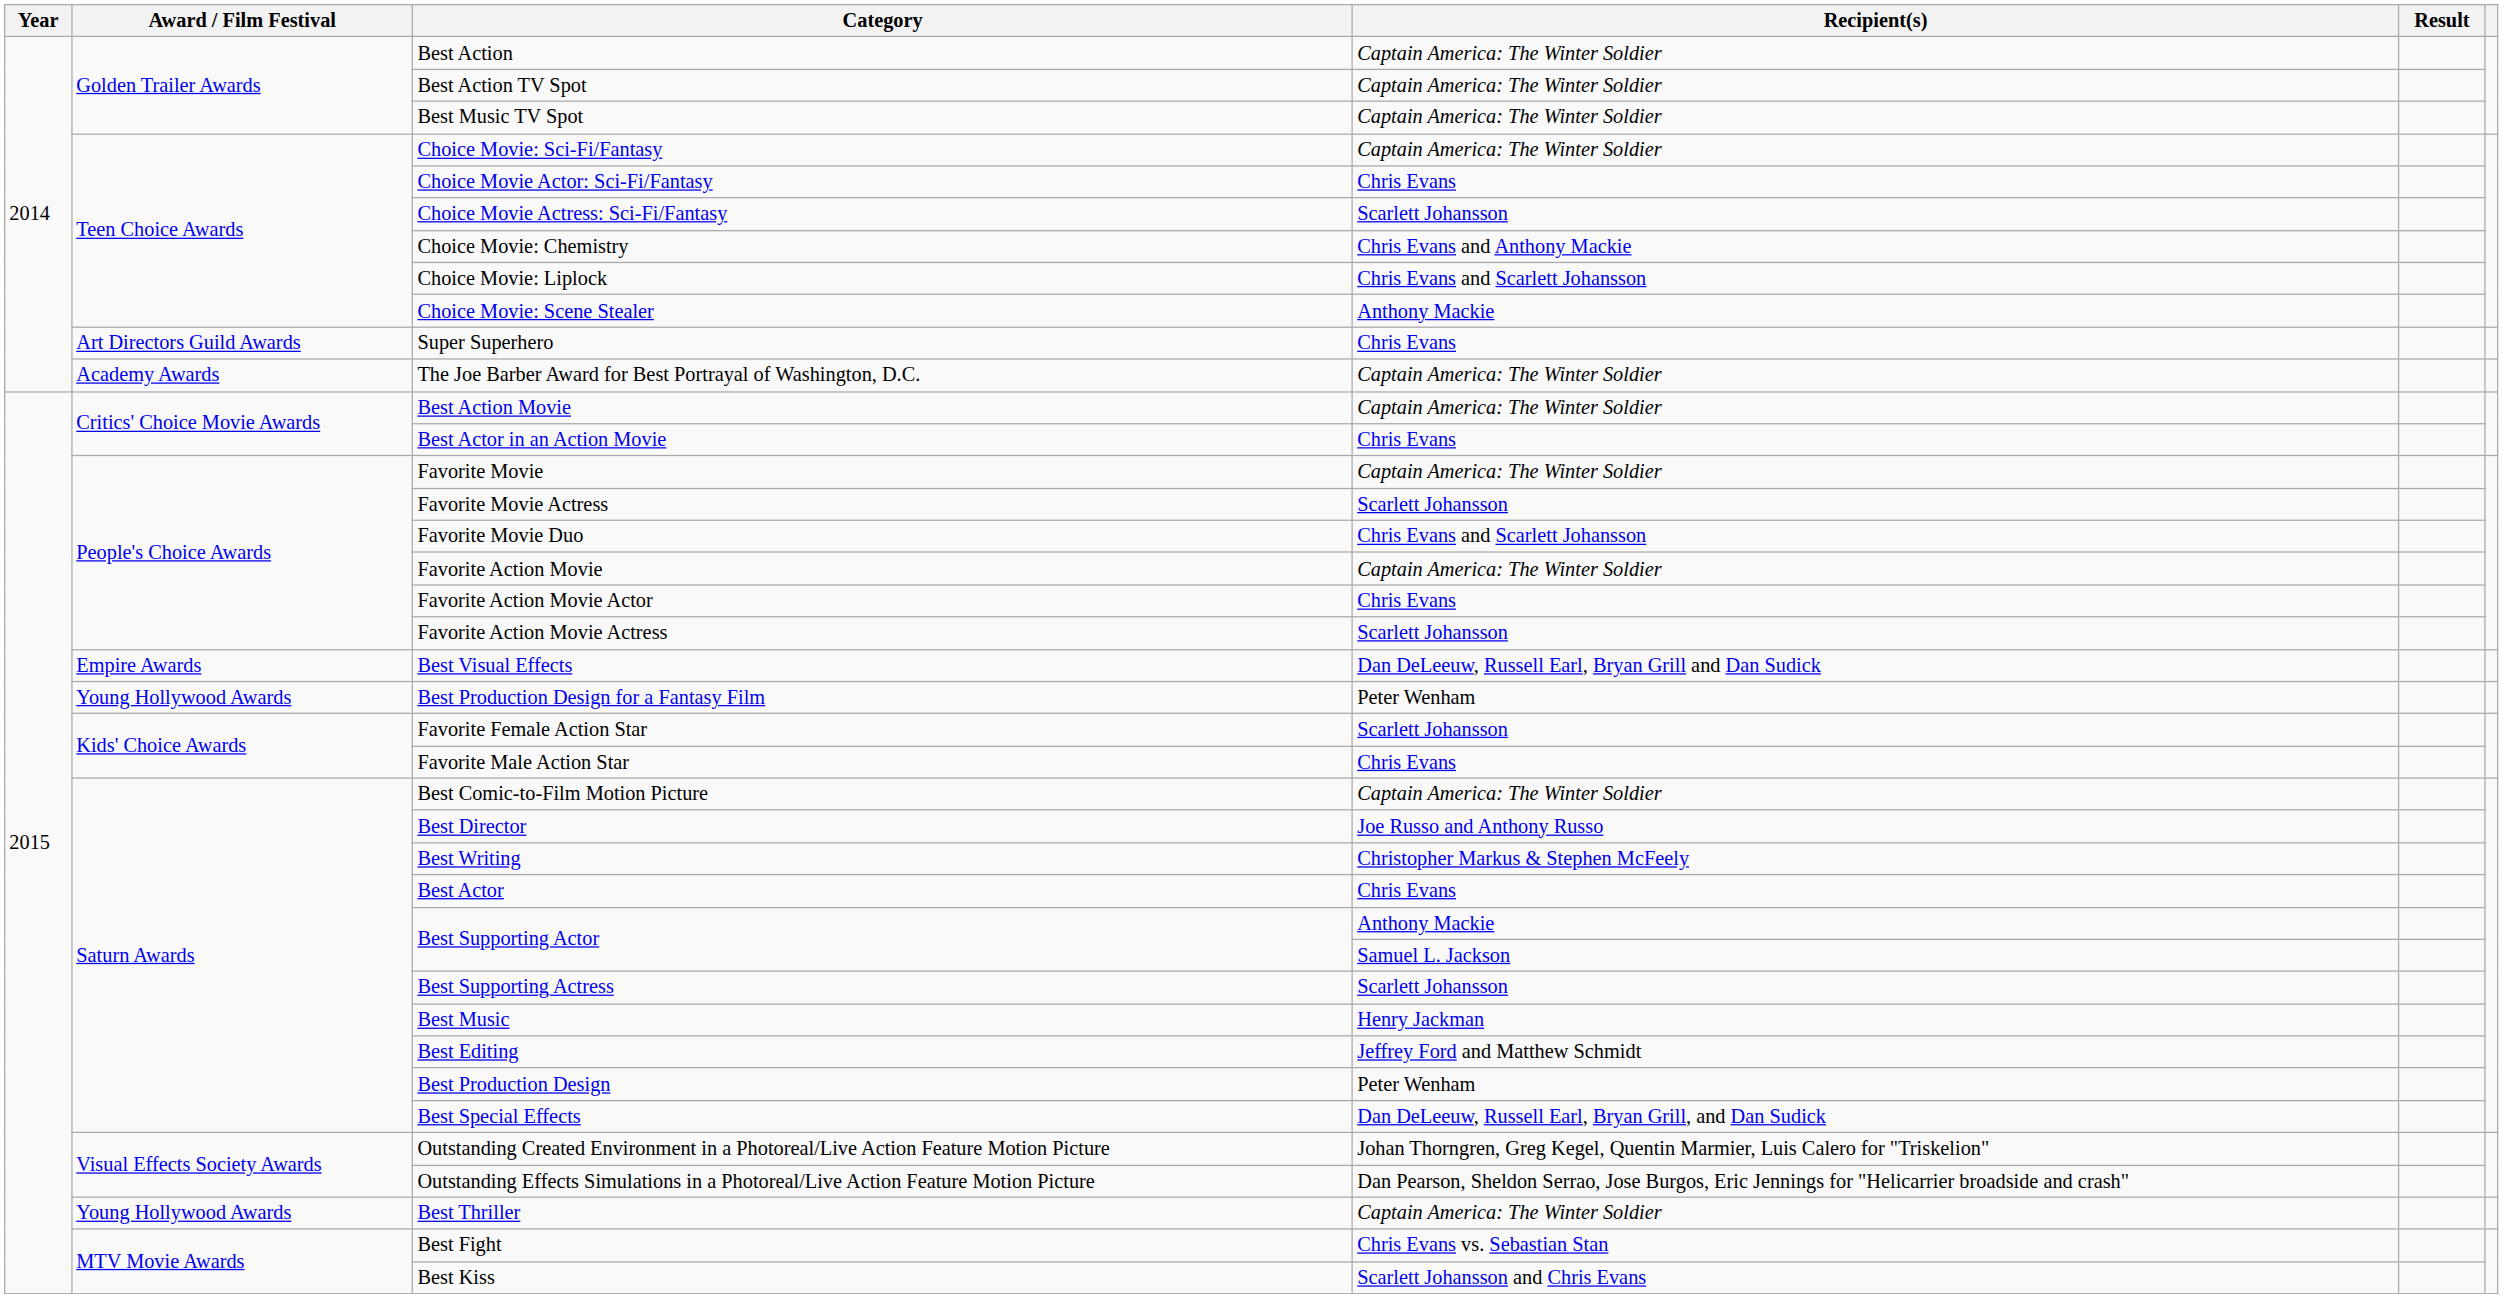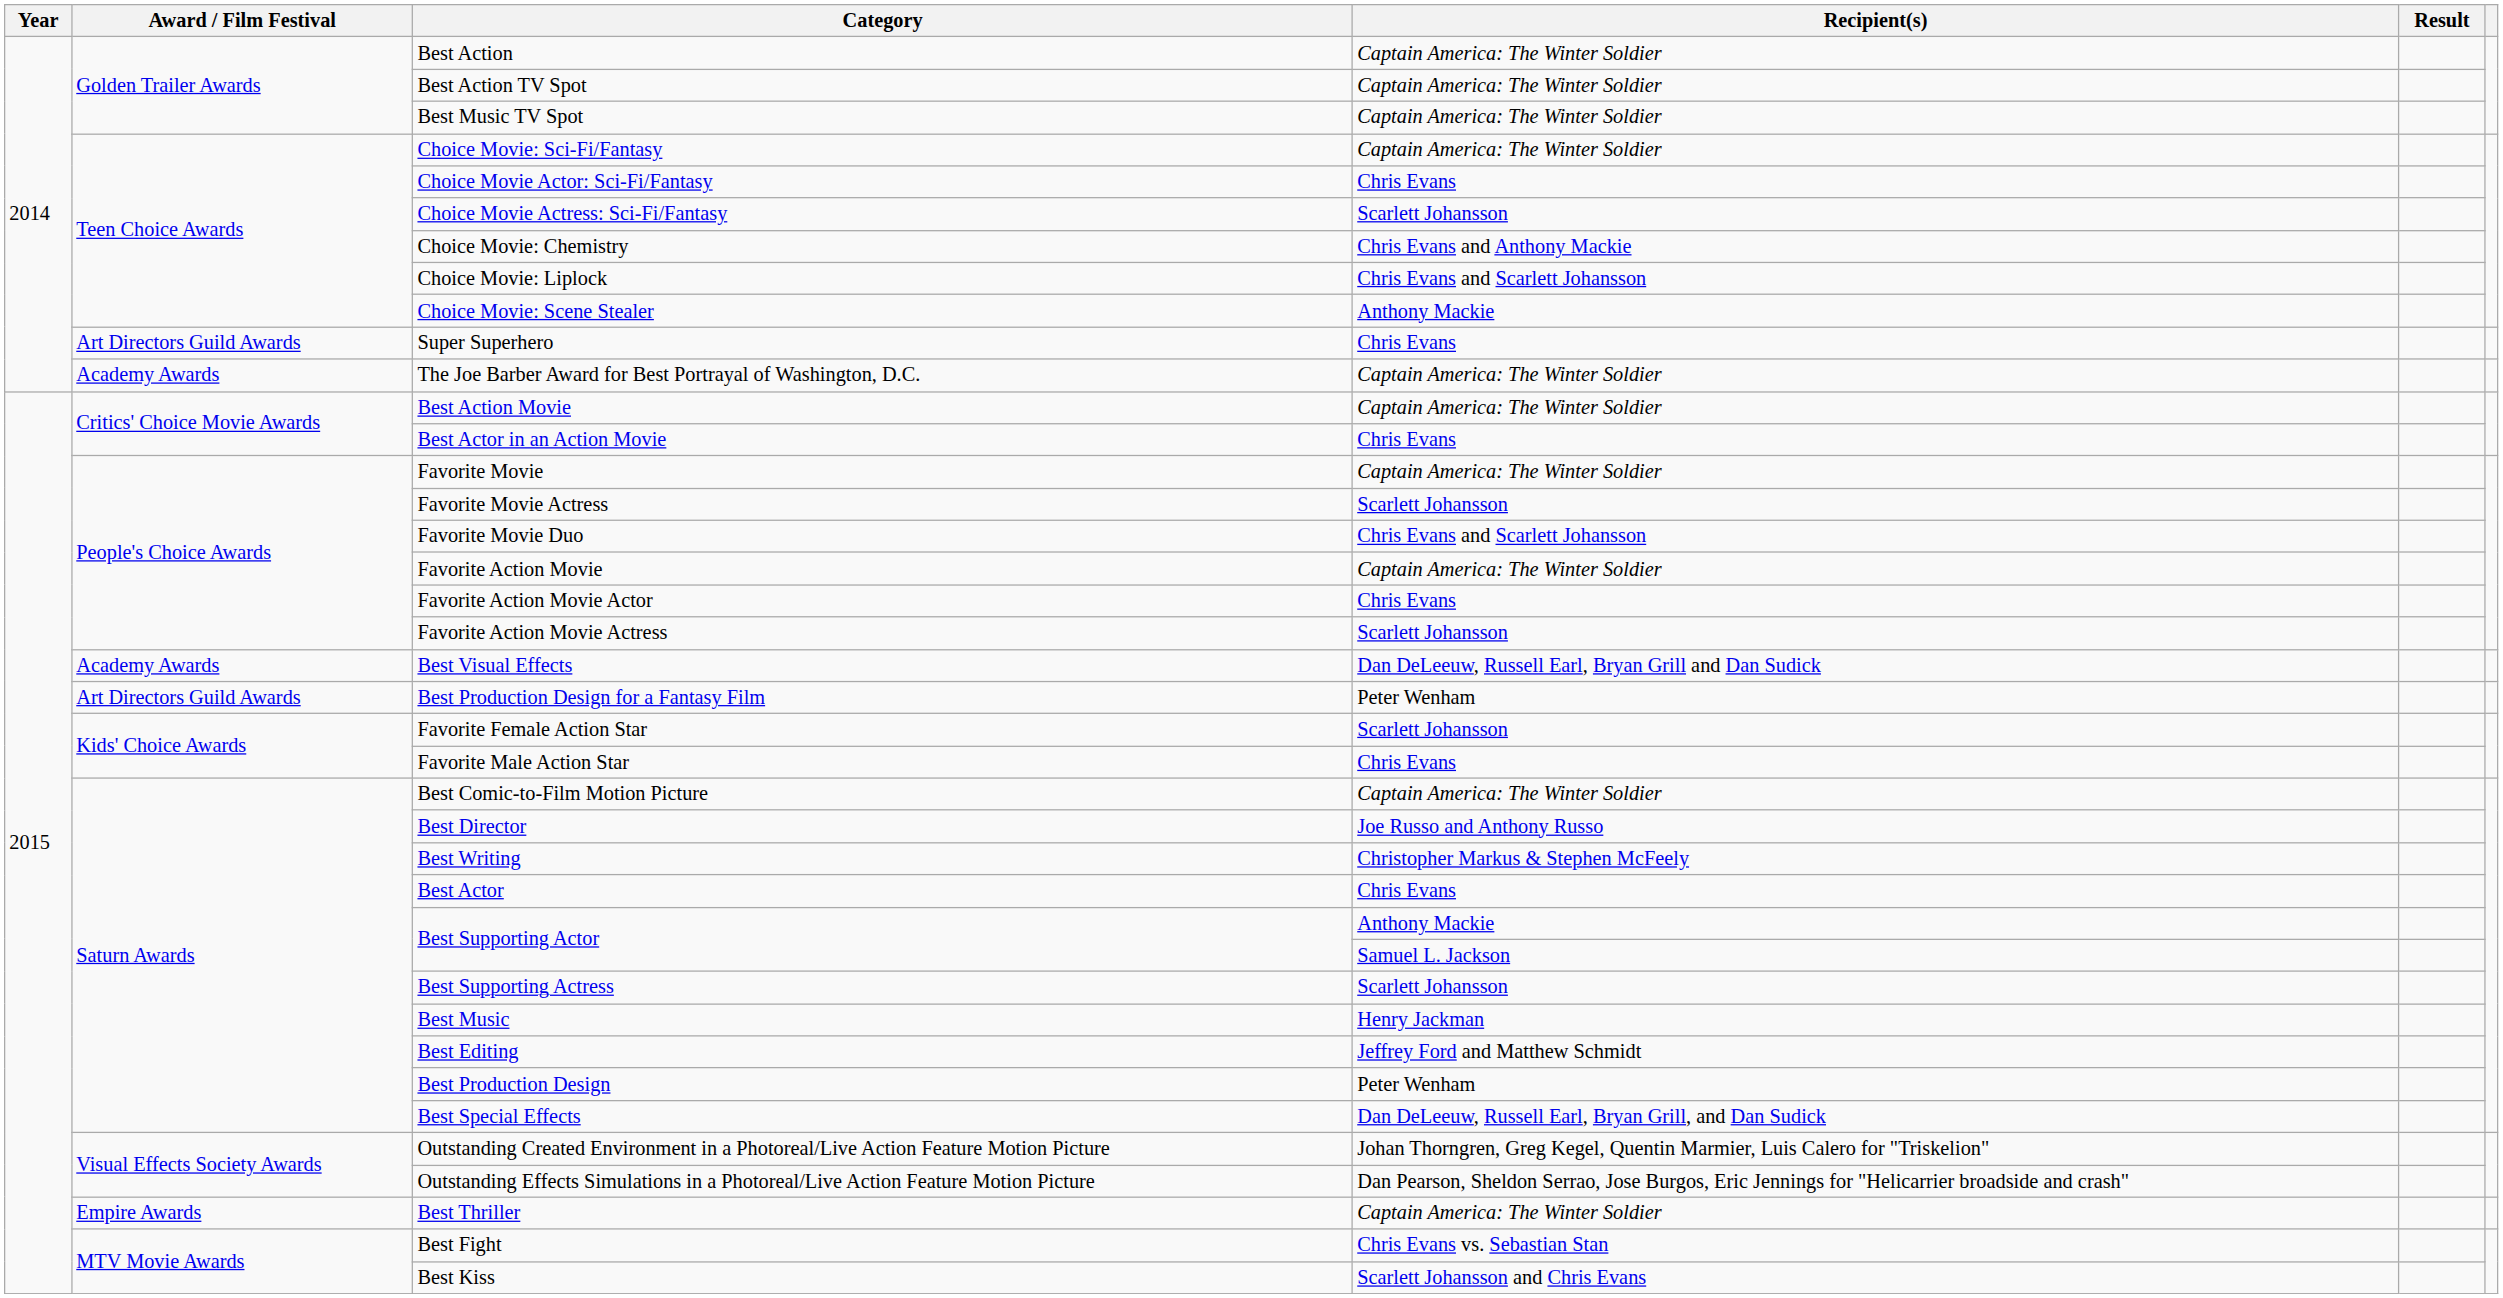(139, 665) Empire Awards -> (148, 665) Academy Awards
(184, 697) Young Hollywood Awards -> (188, 697) Art Directors Guild Awards
(184, 1212) Young Hollywood Awards -> (139, 1212) Empire Awards
